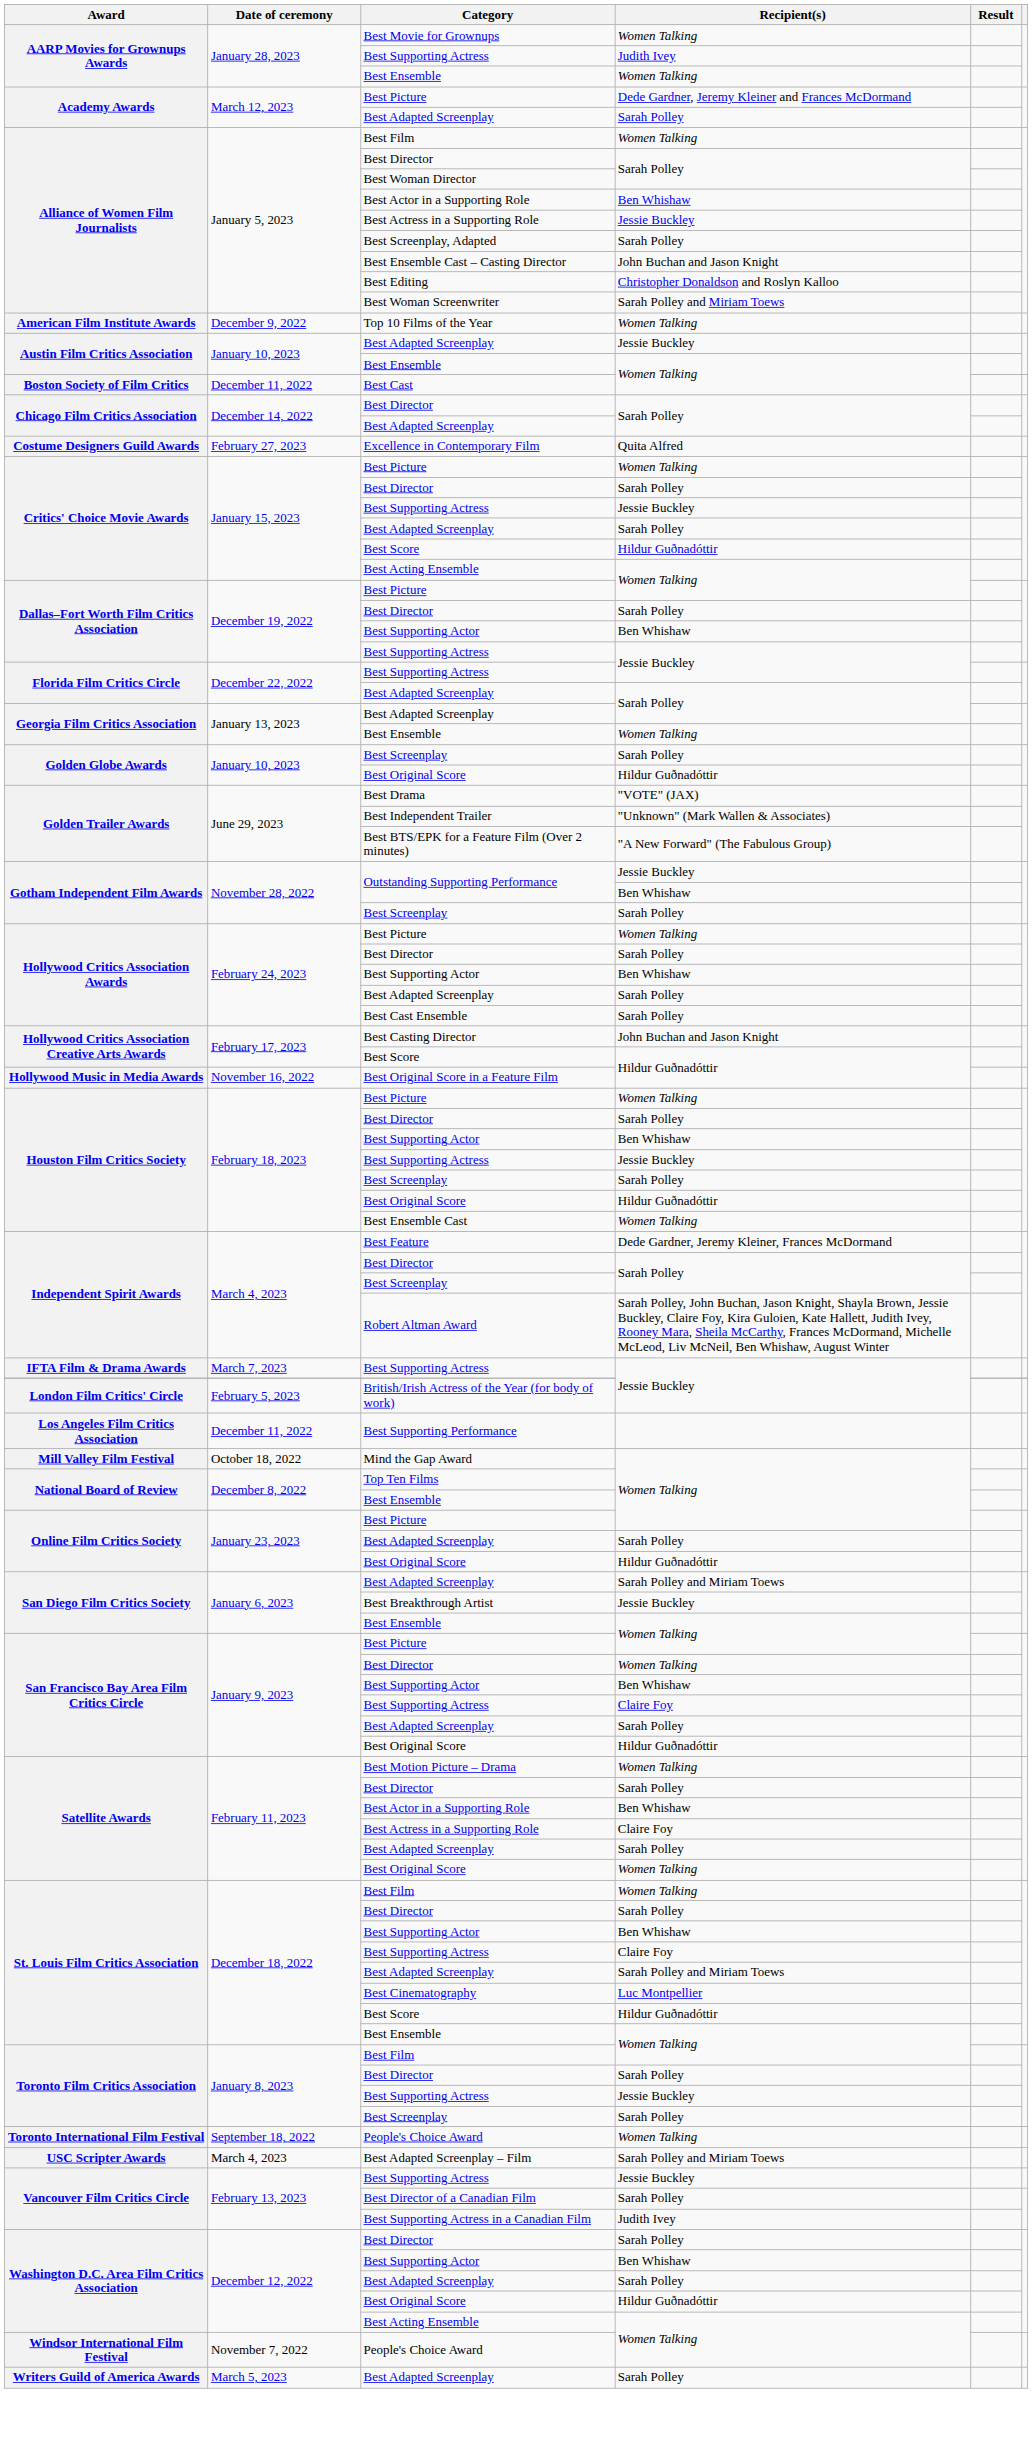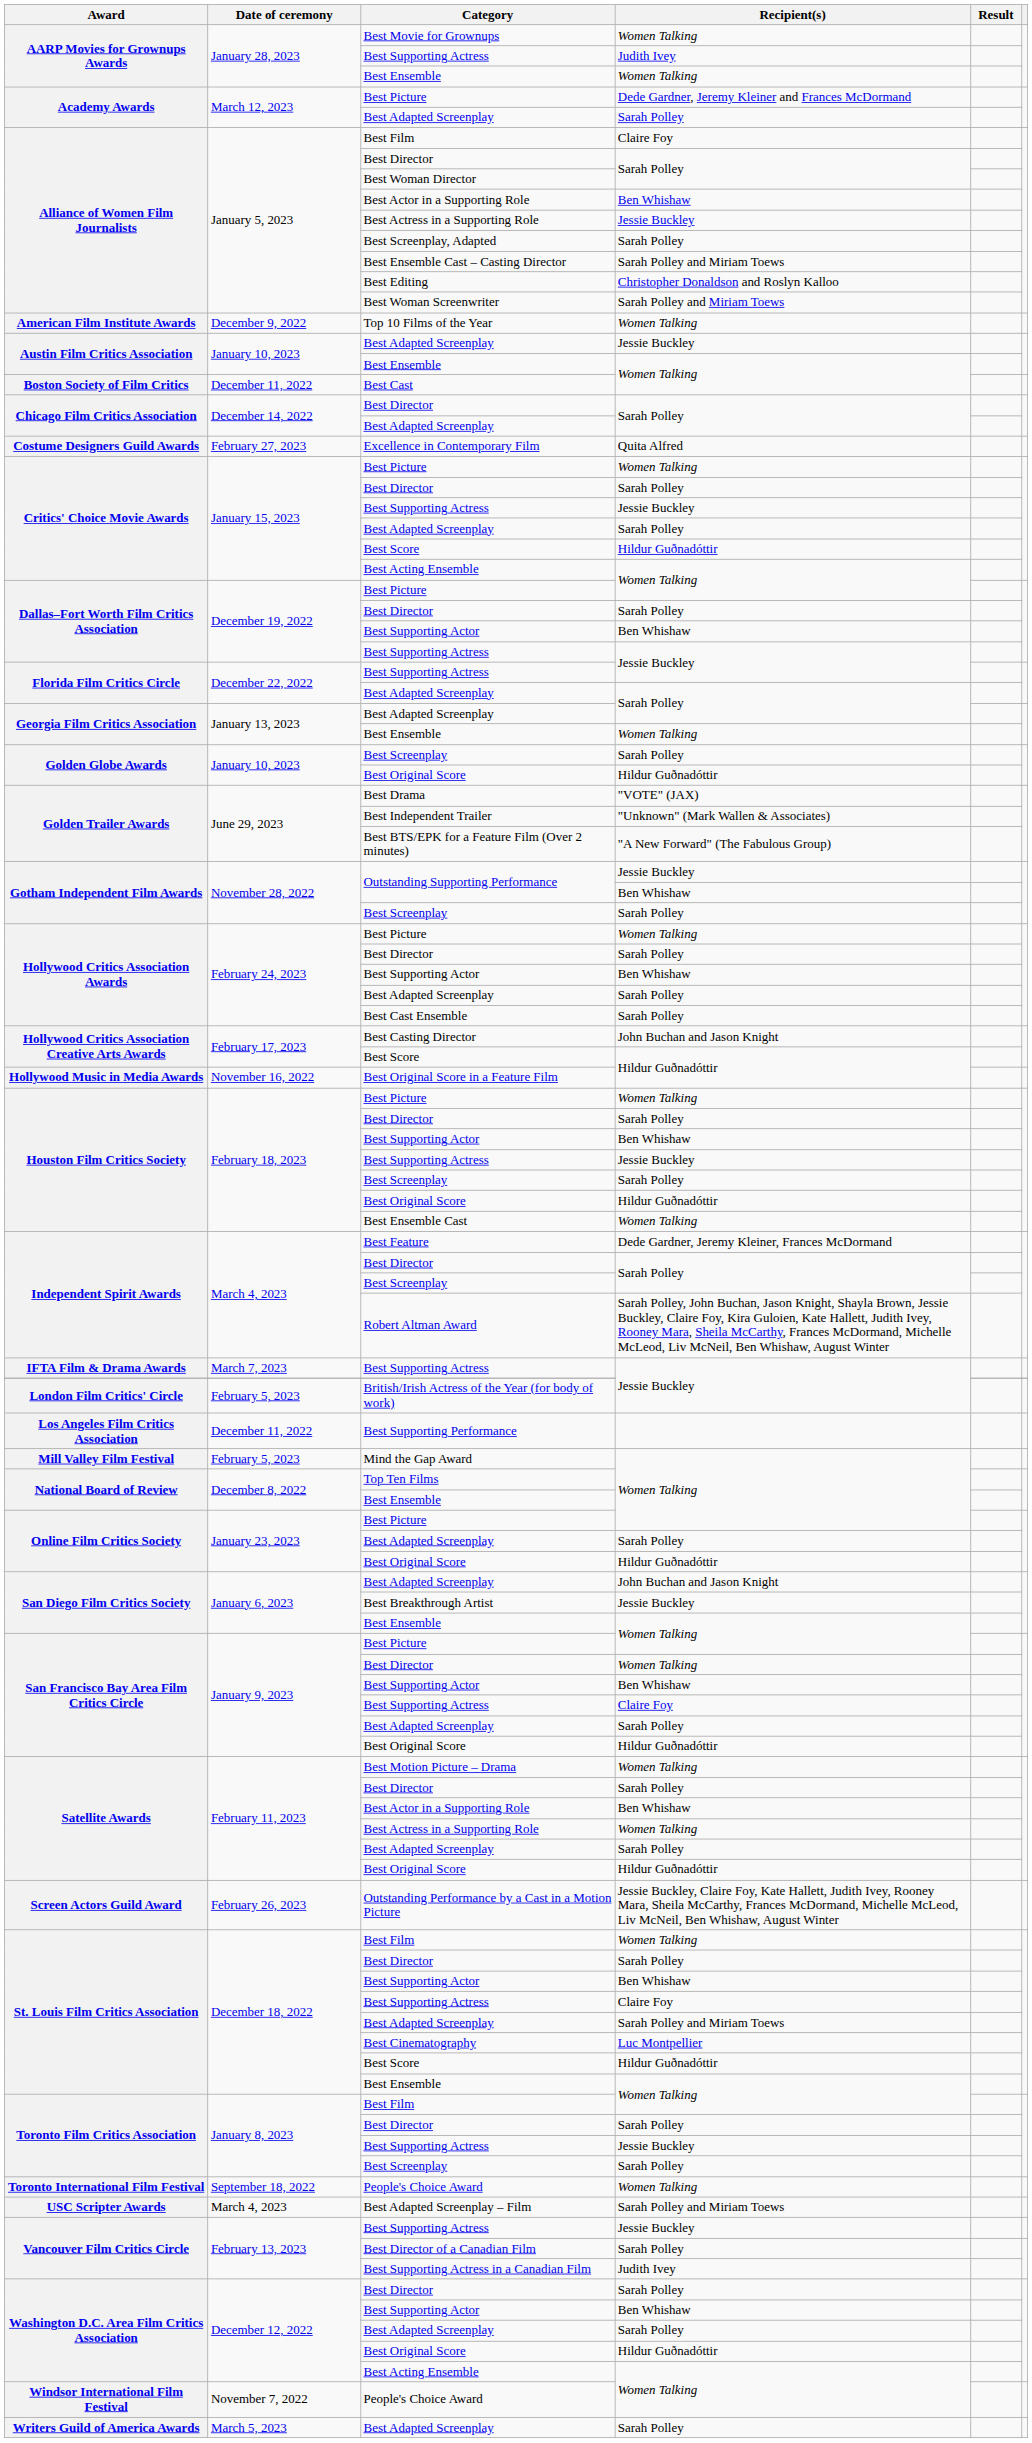(657, 138) Women Talking -> (645, 138) Claire Foy
(698, 261) John Buchan and Jason Knight -> (701, 261) Sarah Polley and Miriam Toews
(256, 1458) October 18, 2022 -> (255, 1458) February 5, 2023
(701, 1582) Sarah Polley and Miriam Toews -> (698, 1582) John Buchan and Jason Knight
(645, 1828) Claire Foy -> (657, 1828) Women Talking
(657, 1869) Women Talking -> (668, 1869) Hildur Guðnadóttir
+ row: (106, 1905)
